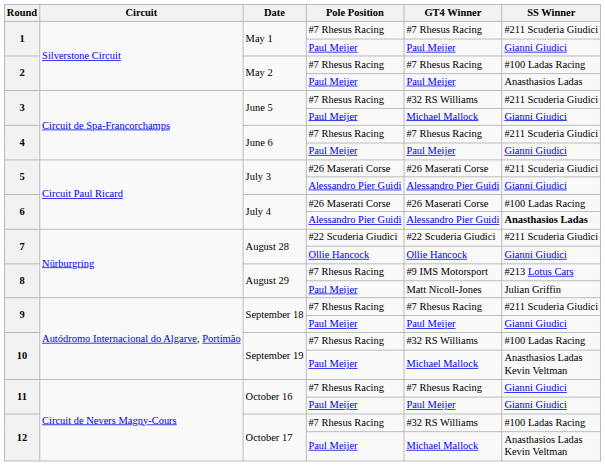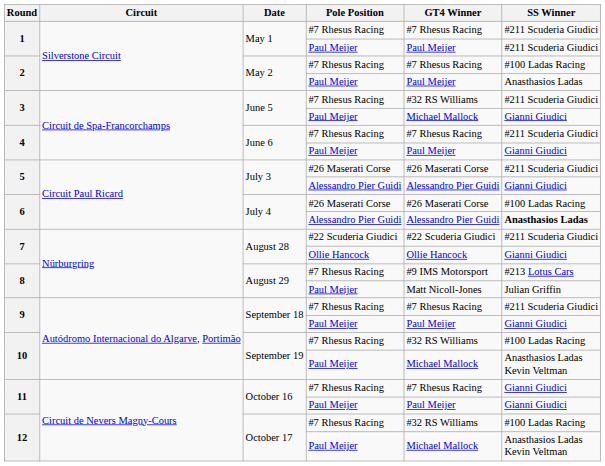(536, 47) Gianni Giudici -> (551, 47) #211 Scuderia Giudici
